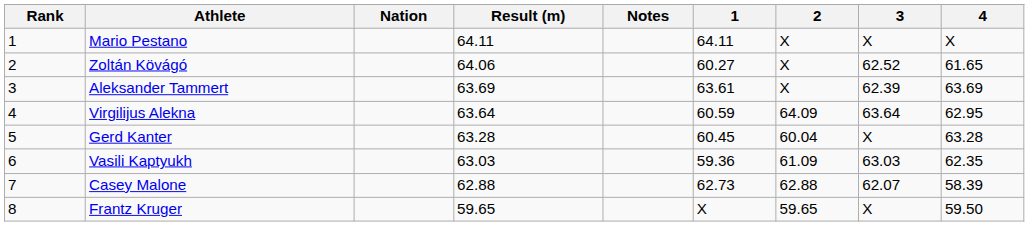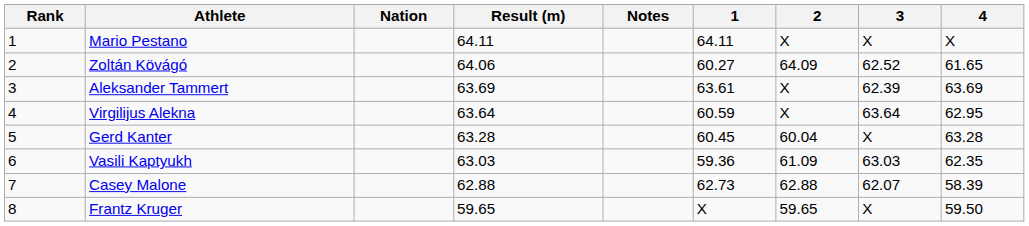(785, 64) X -> (799, 64) 64.09
(799, 112) 64.09 -> (785, 112) X
